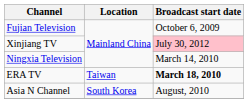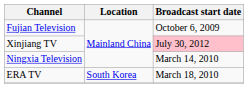(101, 75) Taiwan -> (112, 75) South Korea
(188, 75) bold -> (187, 75) normal
- row: (38, 91)
